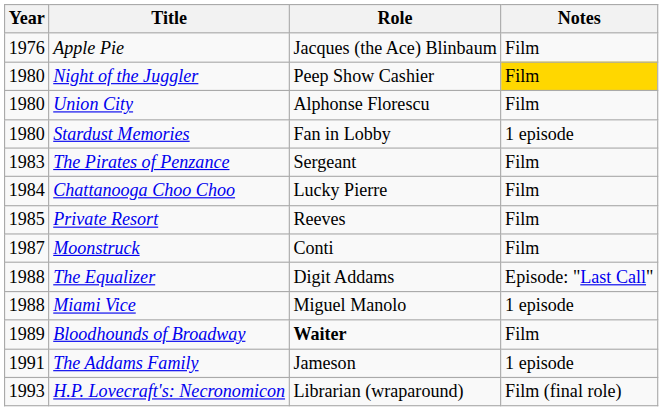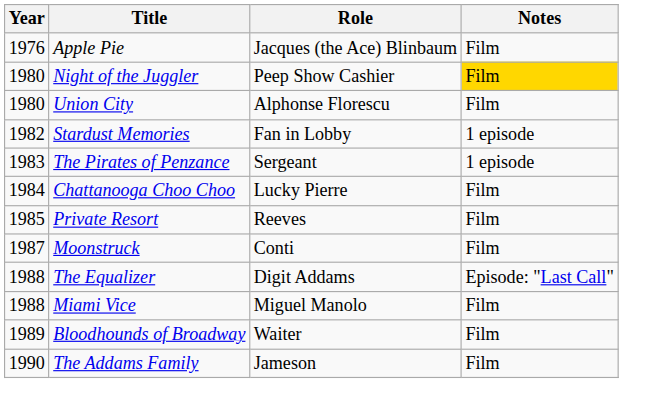(27, 133) 1980 -> (27, 133) 1982
(522, 162) Film -> (500, 162) 1 episode
(539, 305) 1 episode -> (483, 305) Film
(320, 334) bold -> (278, 334) normal
(27, 362) 1991 -> (27, 362) 1990
(539, 362) 1 episode -> (483, 362) Film
- row: (169, 391)
